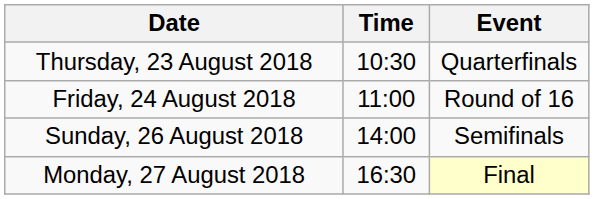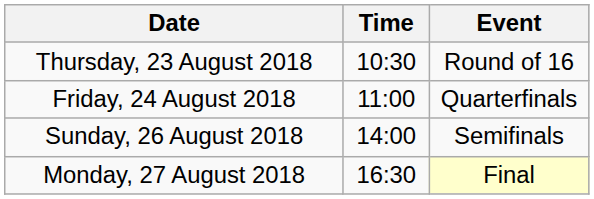(509, 61) Quarterfinals -> (509, 61) Round of 16
(509, 99) Round of 16 -> (509, 99) Quarterfinals
